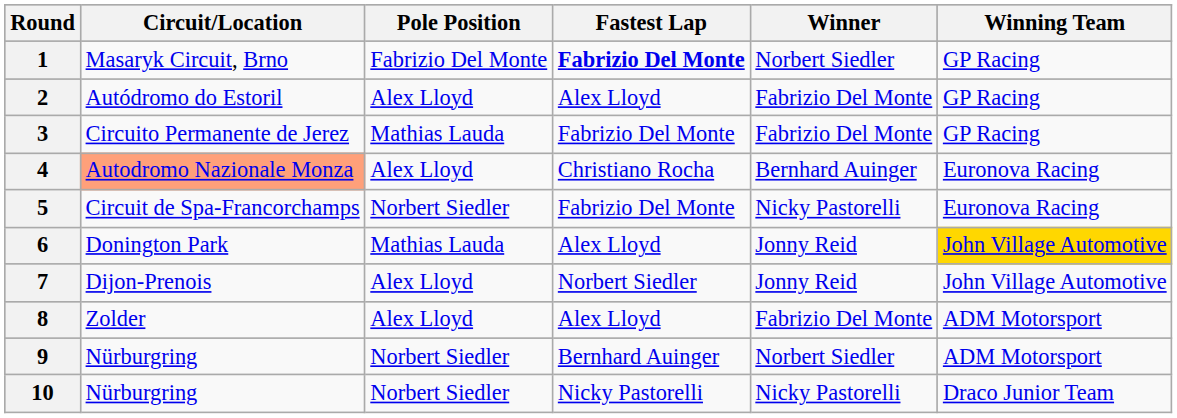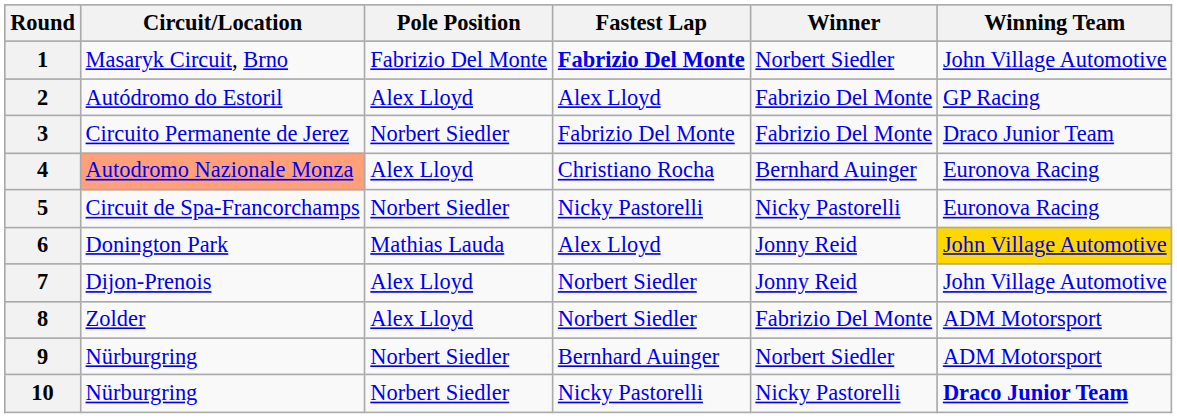(991, 59) GP Racing -> (1055, 59) John Village Automotive
(437, 133) Mathias Lauda -> (440, 133) Norbert Siedler
(991, 133) GP Racing -> (1028, 133) Draco Junior Team
(646, 207) Fabrizio Del Monte -> (630, 207) Nicky Pastorelli
(609, 318) Alex Lloyd -> (627, 318) Norbert Siedler
(1028, 392) normal -> (1036, 392) bold
